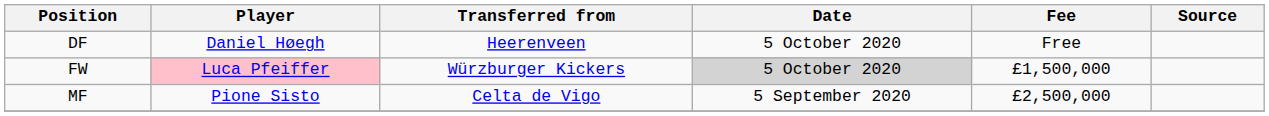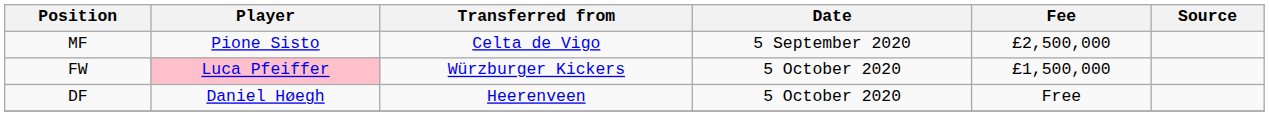rows swapped: (78, 98) <-> (78, 45)
(832, 71) lightgrey background -> (832, 71) no background
